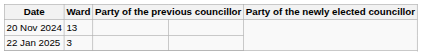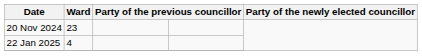(72, 27) 13 -> (72, 27) 23
(69, 43) 3 -> (69, 43) 4
